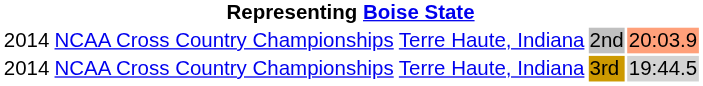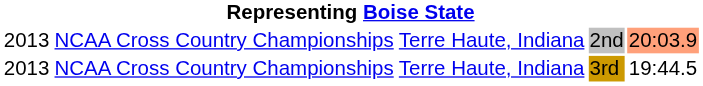(27, 40) 2014 -> (27, 40) 2013
(27, 68) 2014 -> (27, 68) 2013
(663, 68) lightgrey background -> (663, 68) no background
